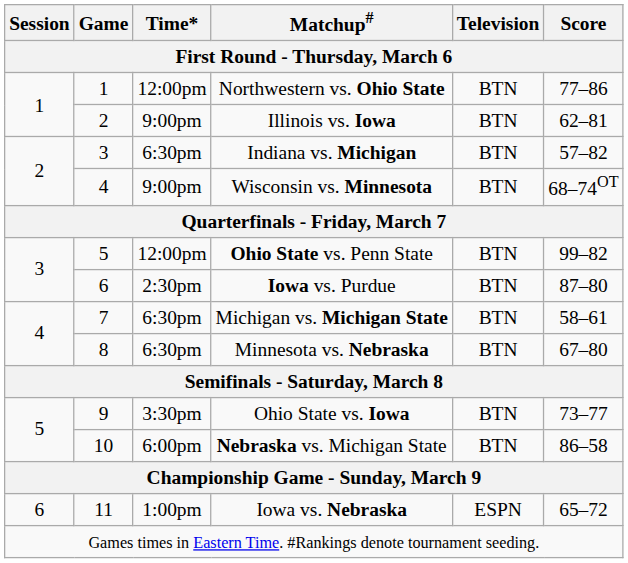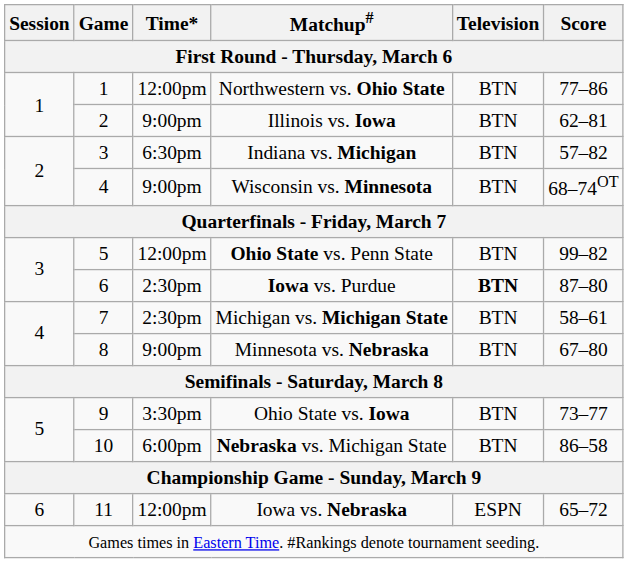(498, 285) normal -> (498, 285) bold
(172, 317) 6:30pm -> (172, 317) 2:30pm
(172, 349) 6:30pm -> (172, 349) 9:00pm
(172, 509) 1:00pm -> (172, 509) 12:00pm
